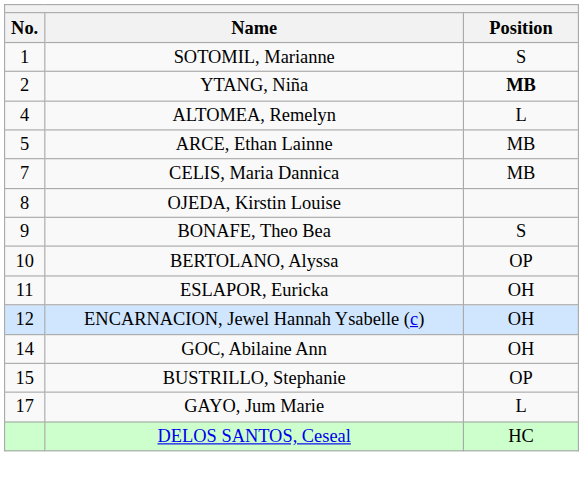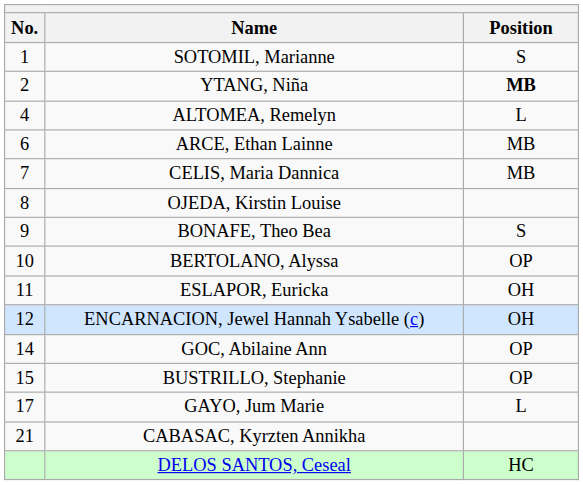(25, 144) 5 -> (25, 144) 6
(521, 348) OH -> (521, 348) OP
+ row: (254, 436)
